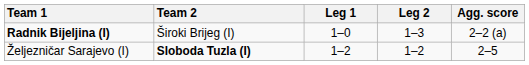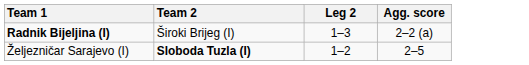- column: (341, 13)
